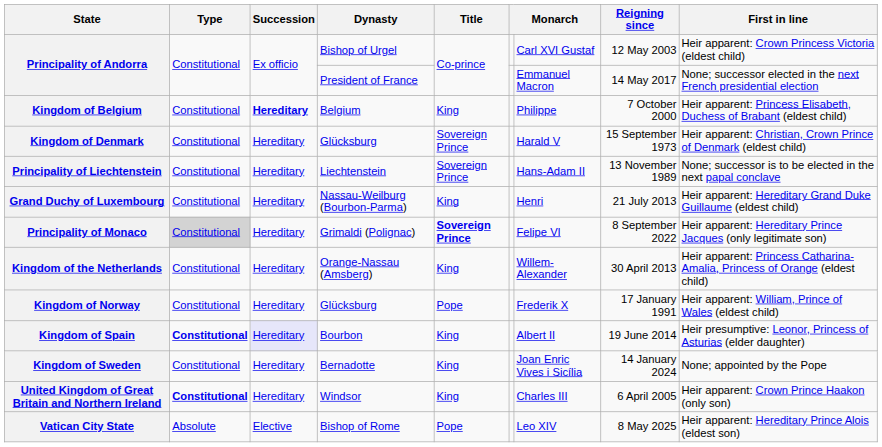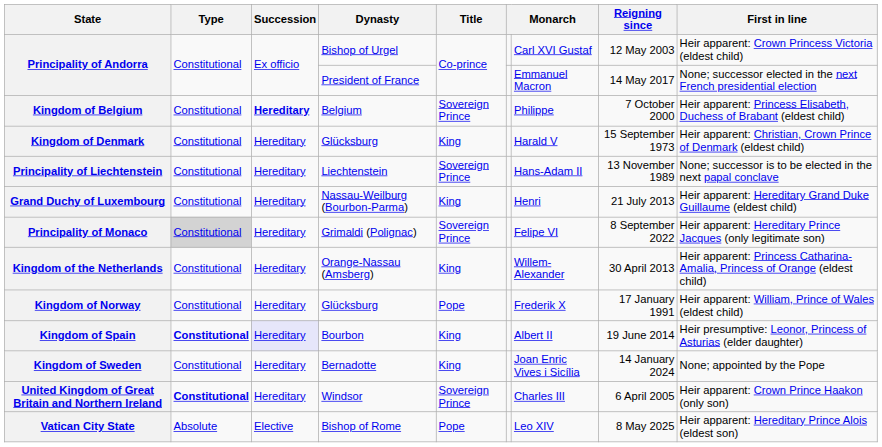(448, 110) King -> (464, 110) Sovereign Prince
(462, 141) Sovereign Prince -> (450, 141) King
(464, 232) bold -> (464, 232) normal
(448, 396) King -> (464, 396) Sovereign Prince
